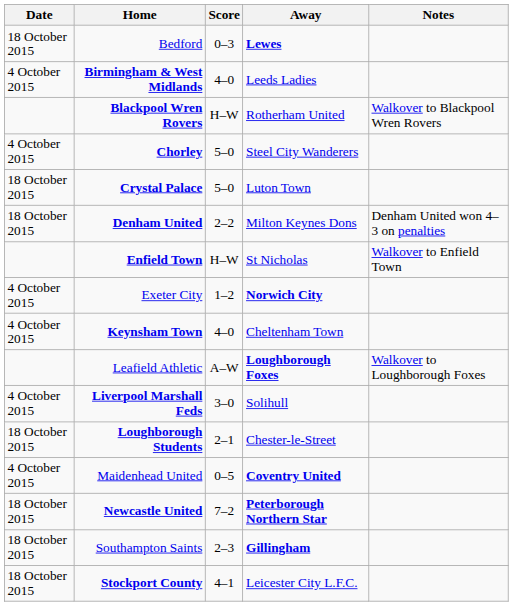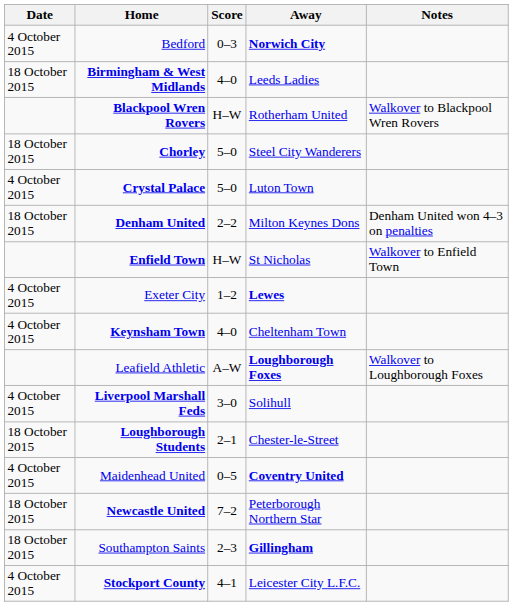(37, 43) 18 October 2015 -> (34, 43) 4 October 2015
(264, 43) Lewes -> (287, 43) Norwich City
(34, 79) 4 October 2015 -> (37, 79) 18 October 2015
(34, 151) 4 October 2015 -> (37, 151) 18 October 2015
(37, 187) 18 October 2015 -> (34, 187) 4 October 2015
(284, 295) Norwich City -> (267, 295) Lewes
(286, 511) bold -> (285, 511) normal
(37, 583) 18 October 2015 -> (34, 583) 4 October 2015
